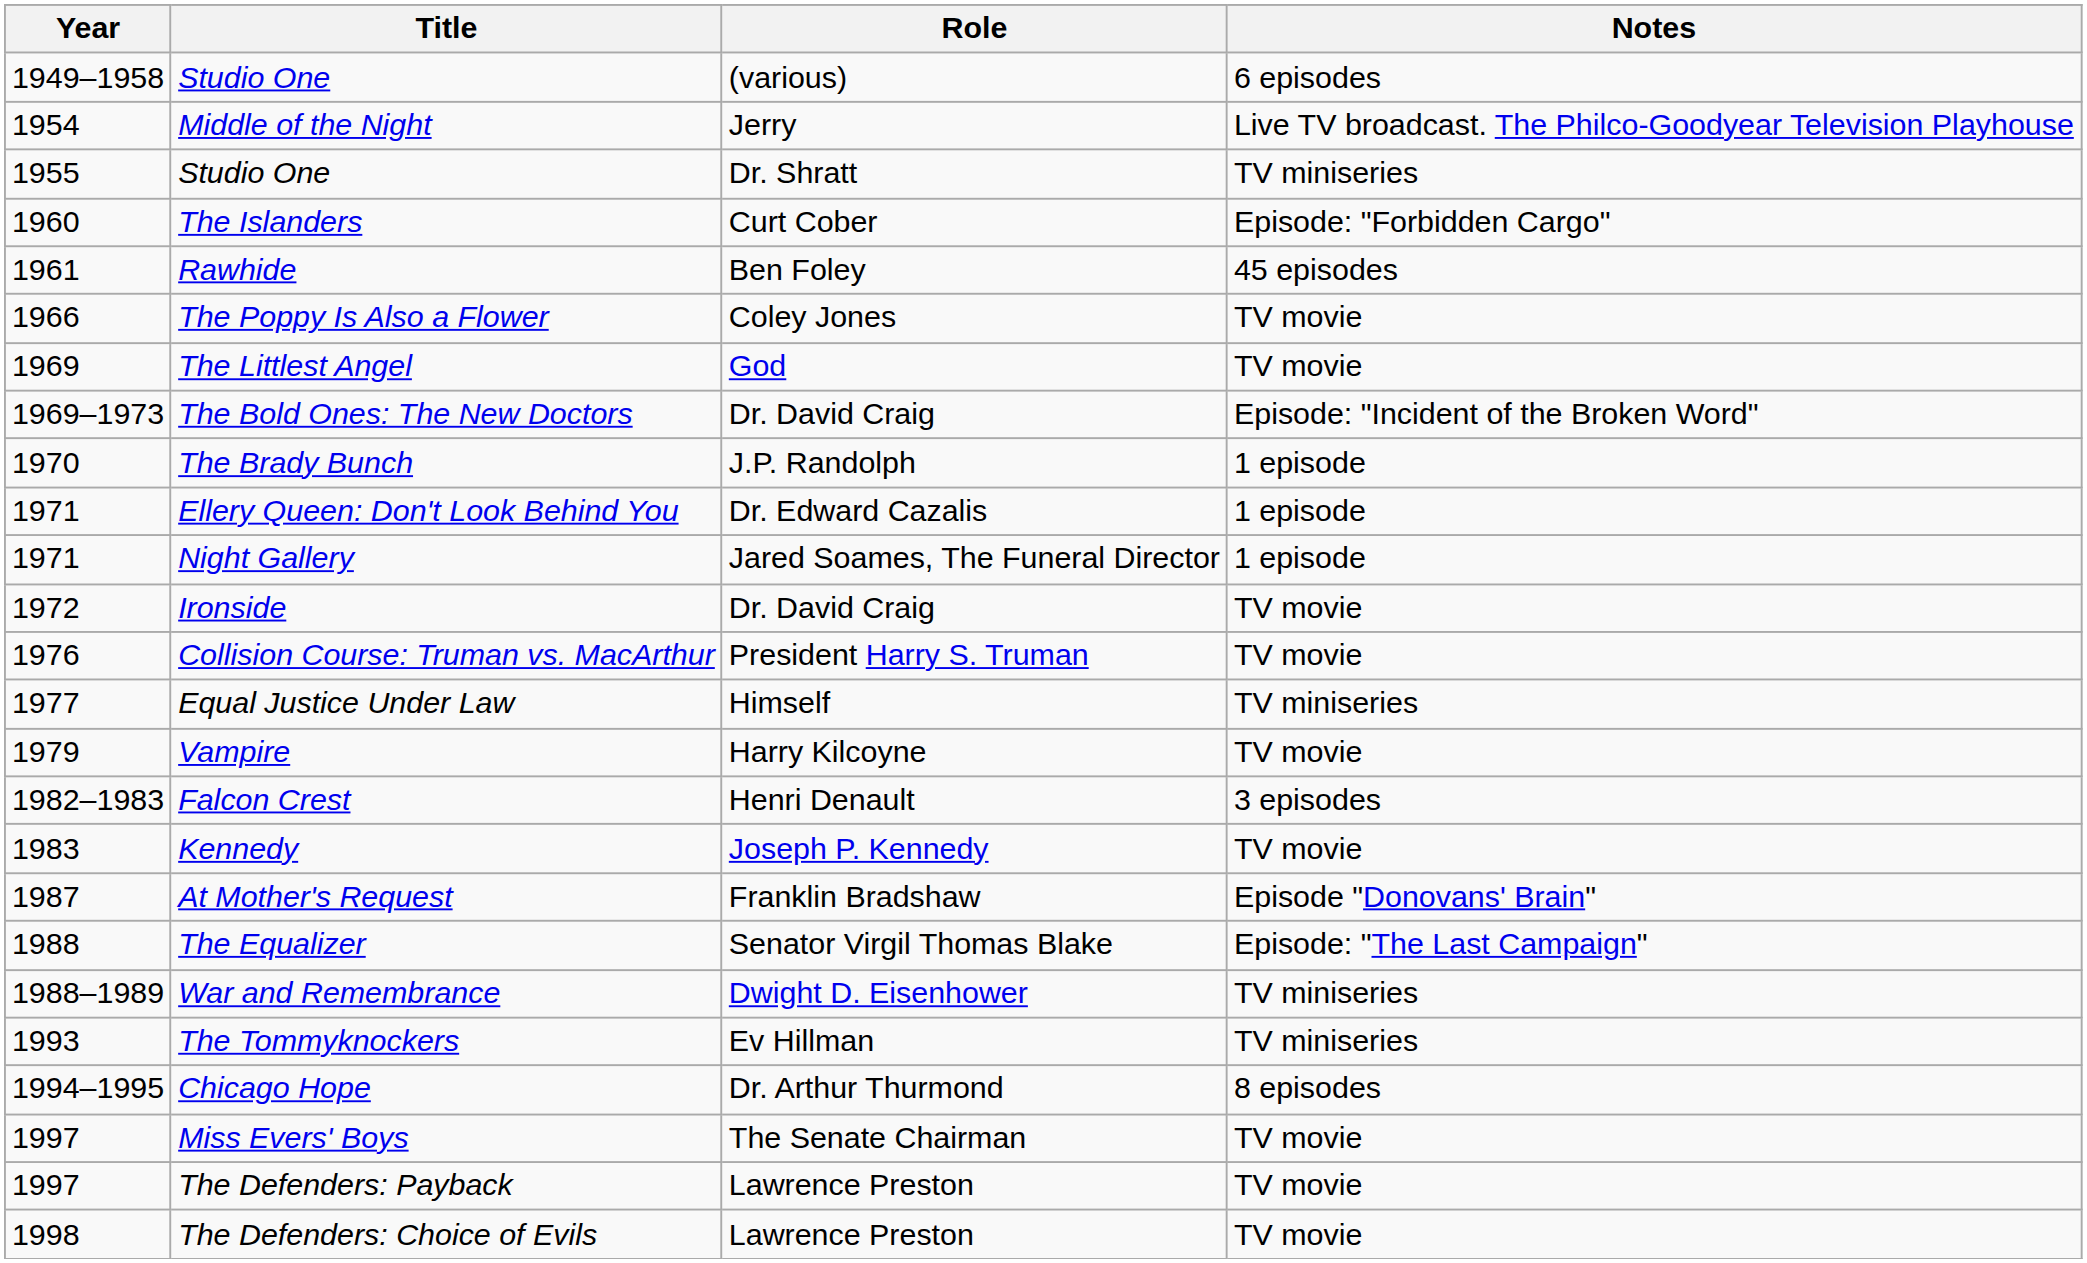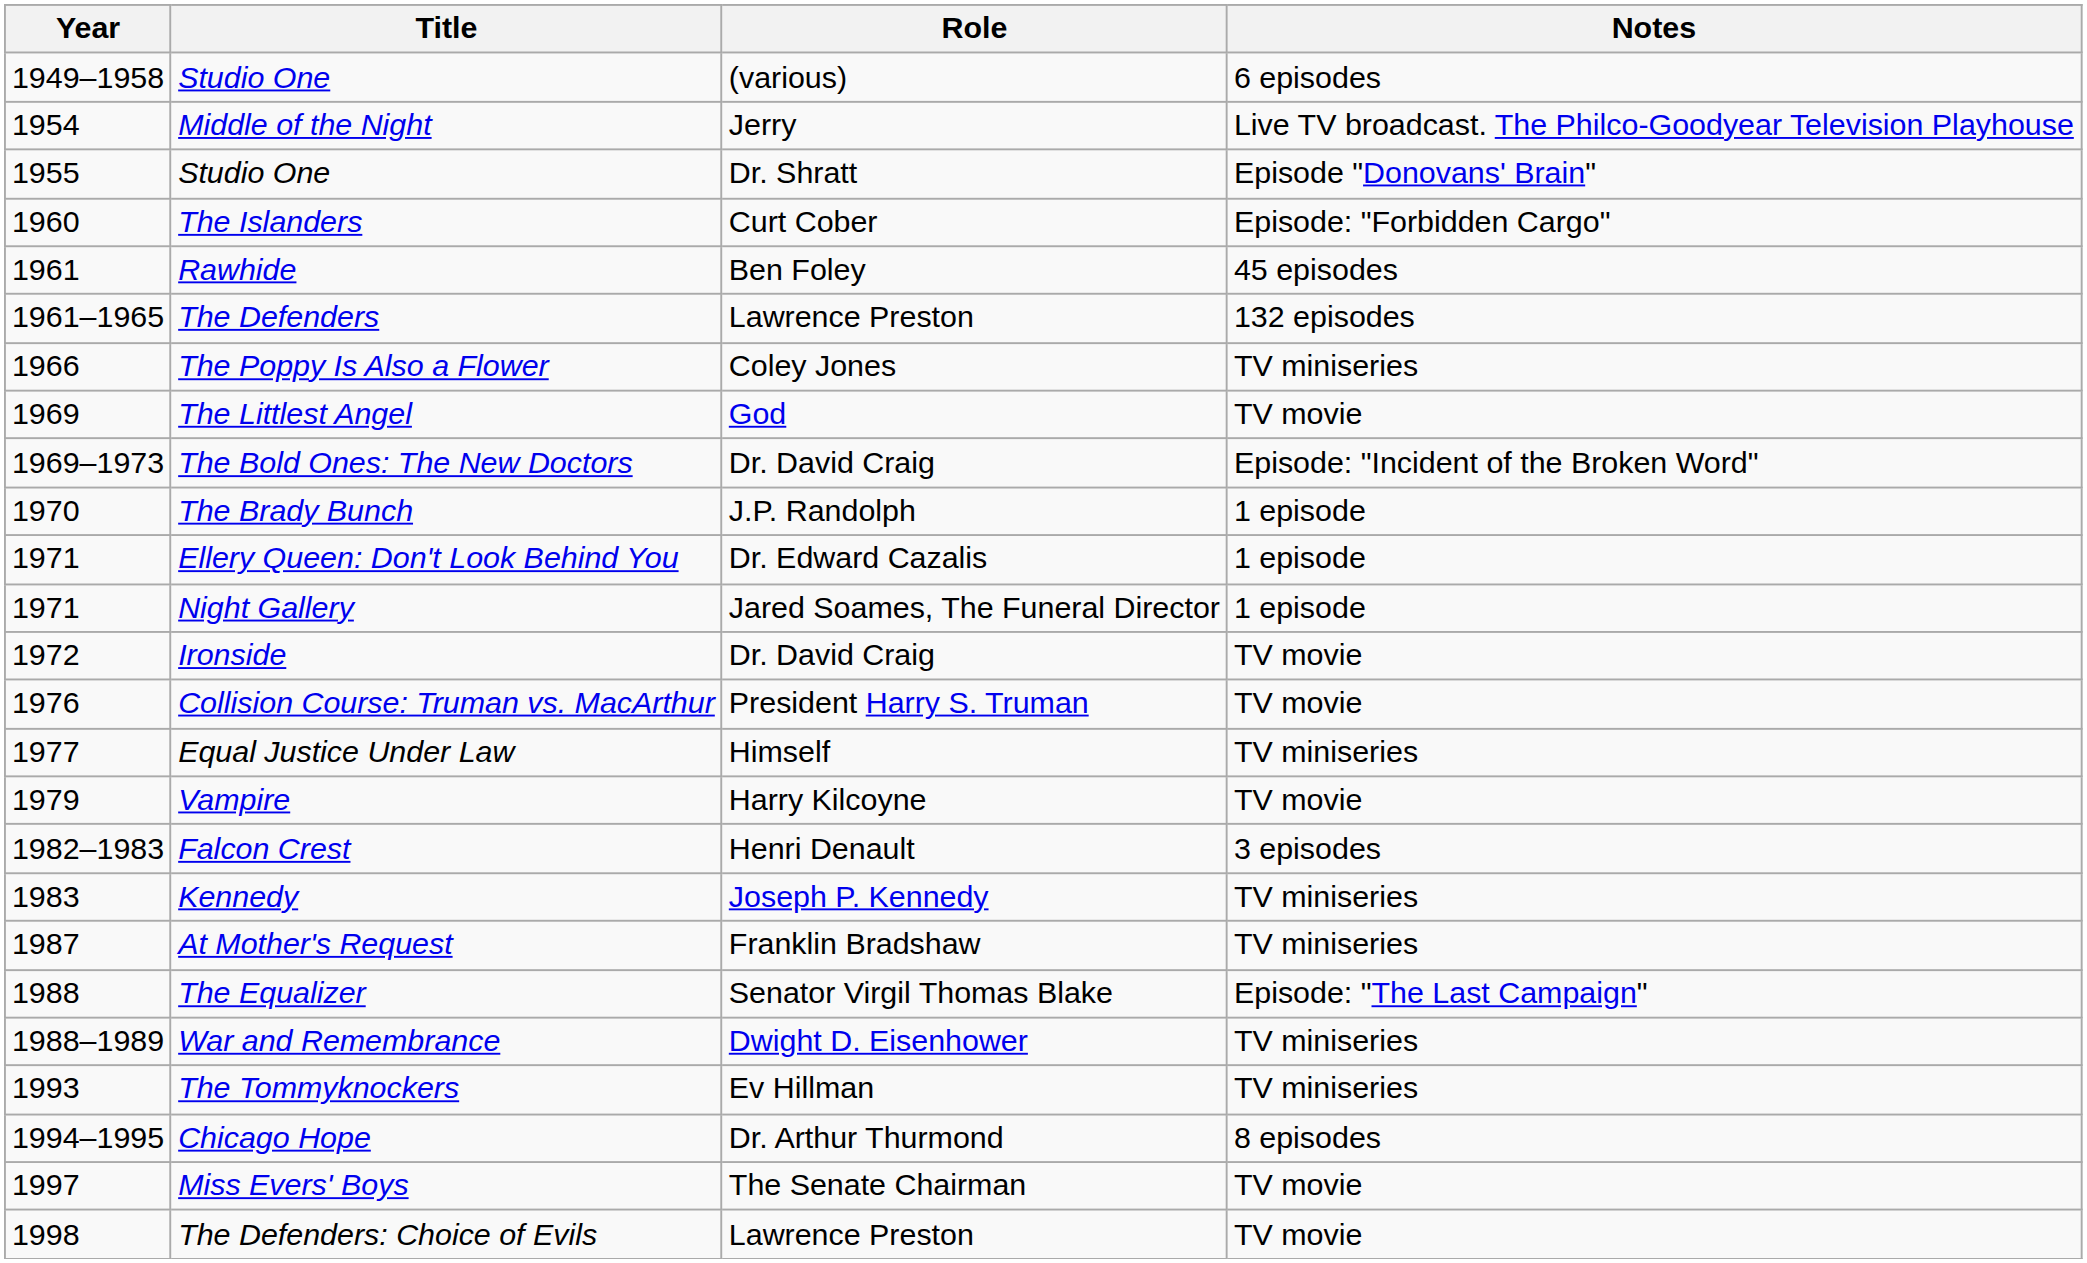(1326, 173) TV miniseries -> (1415, 173) Episode "Donovans' Brain"
+ row: (88, 317)
(1298, 317) TV movie -> (1326, 366) TV miniseries
(1298, 848) TV movie -> (1326, 896) TV miniseries
(1415, 896) Episode "Donovans' Brain" -> (1326, 944) TV miniseries
- row: (46, 1185)
